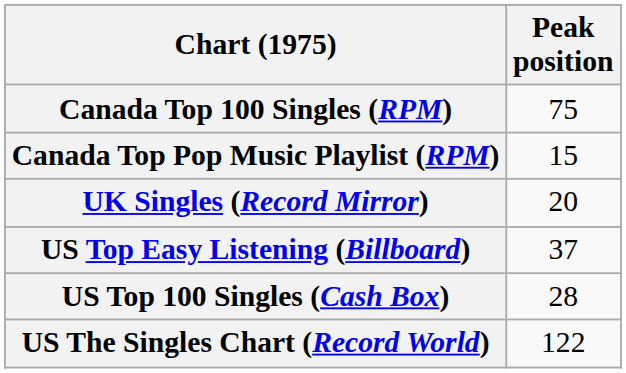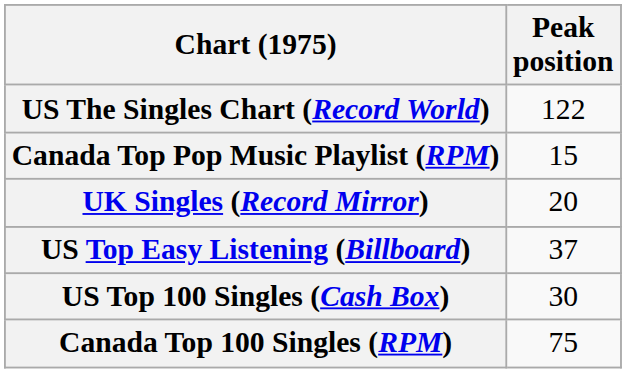rows swapped: (256, 108) <-> (256, 342)
(563, 295) 28 -> (563, 295) 30
